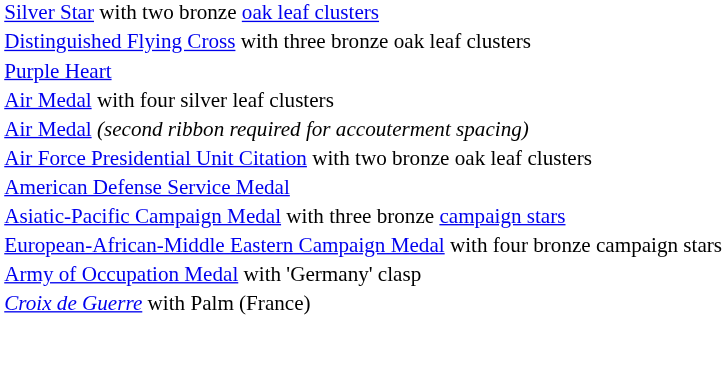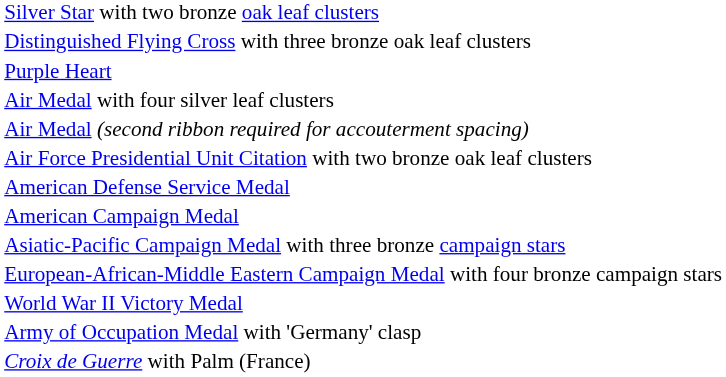+ row: (122, 215)
+ row: (124, 303)
